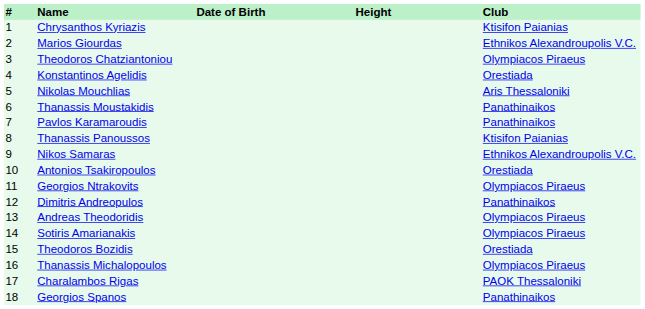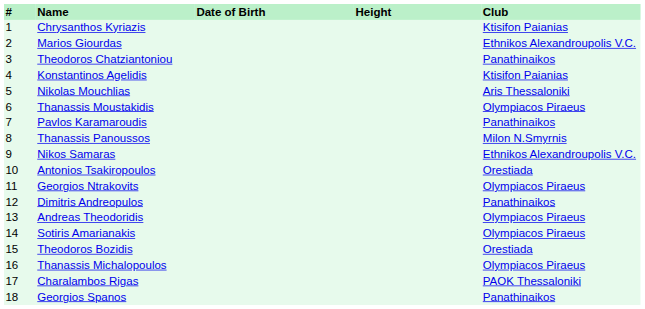(534, 59) Olympiacos Piraeus -> (519, 59) Panathinaikos
(508, 75) Orestiada -> (525, 75) Ktisifon Paianias
(519, 107) Panathinaikos -> (534, 107) Olympiacos Piraeus
(525, 138) Ktisifon Paianias -> (525, 138) Milon N.Smyrnis
